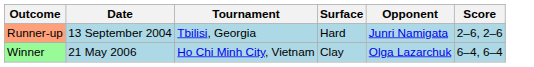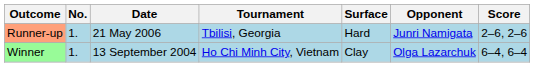+ column: (78, 13)
(120, 32) 13 September 2004 -> (127, 32) 21 May 2006
(102, 51) 21 May 2006 -> (145, 51) 13 September 2004
